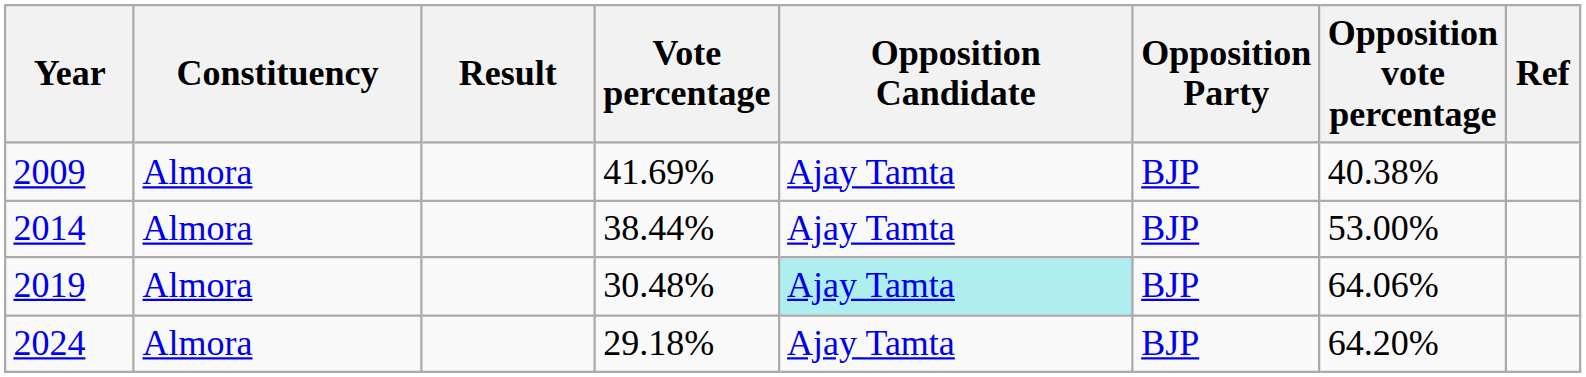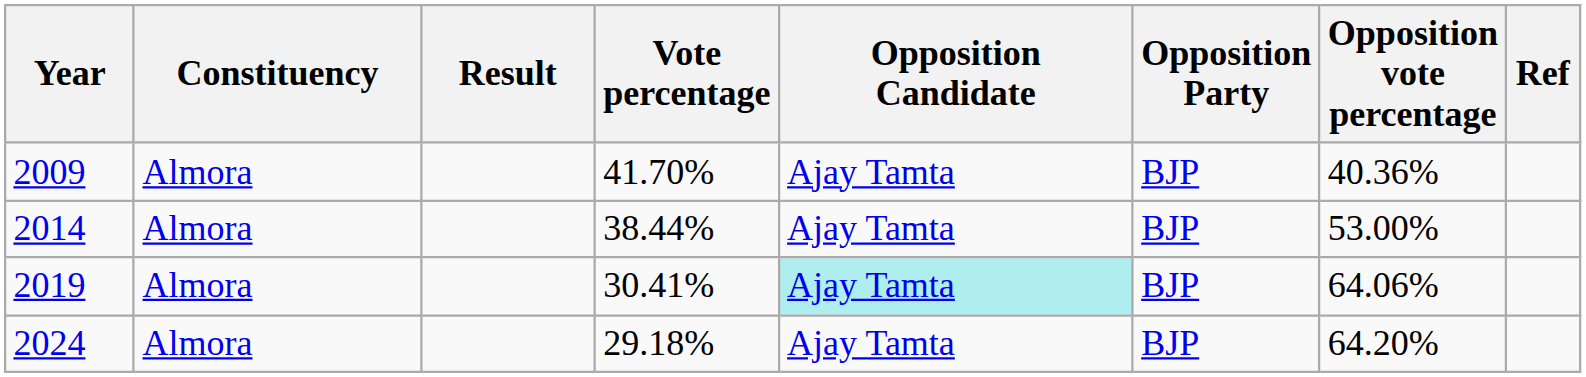(659, 171) 41.69% -> (659, 171) 41.70%
(1383, 171) 40.38% -> (1383, 171) 40.36%
(659, 285) 30.48% -> (659, 285) 30.41%
